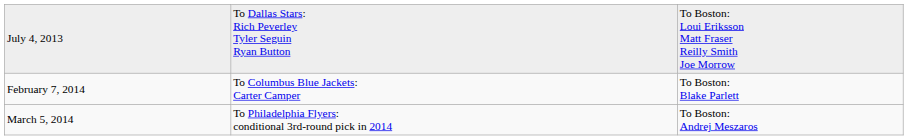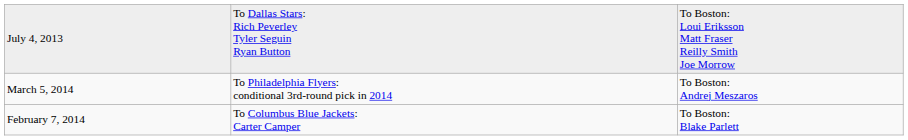rows swapped: (46, 89) <-> (40, 119)
